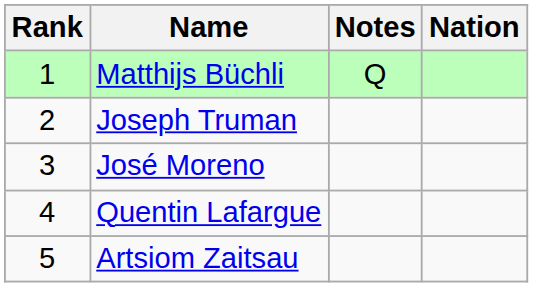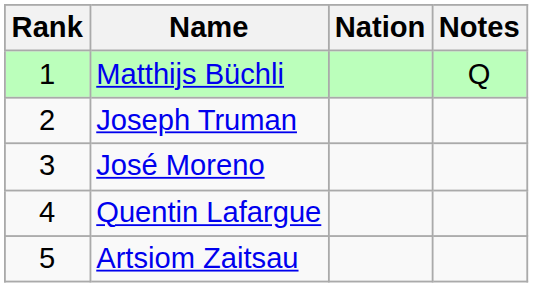columns swapped: (474, 27) <-> (375, 27)
